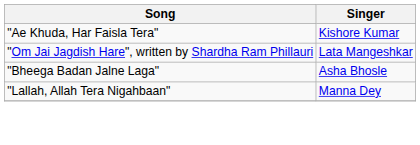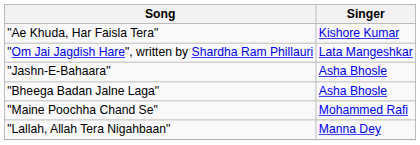+ row: (59, 71)
+ row: (82, 110)
